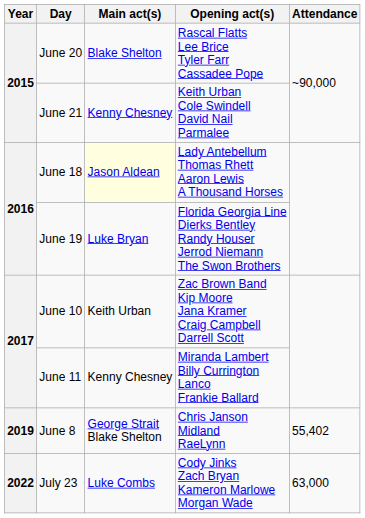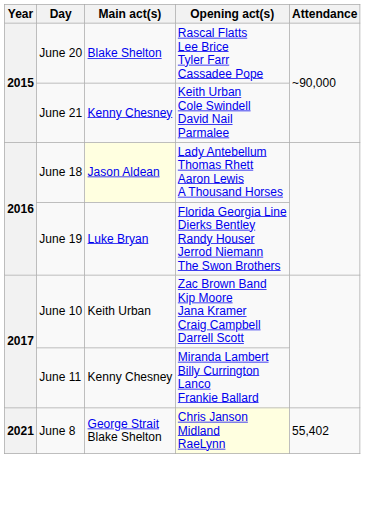(20, 430) 2019 -> (20, 430) 2021
(213, 430) no background -> (213, 430) lightyellow background
- row: (58, 483)
